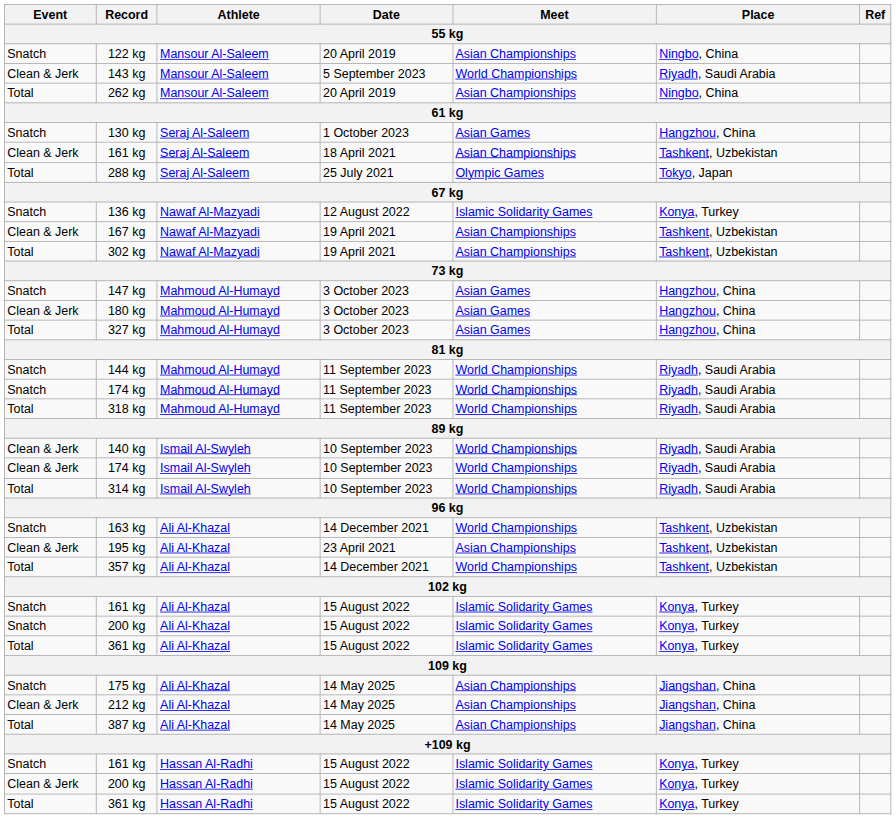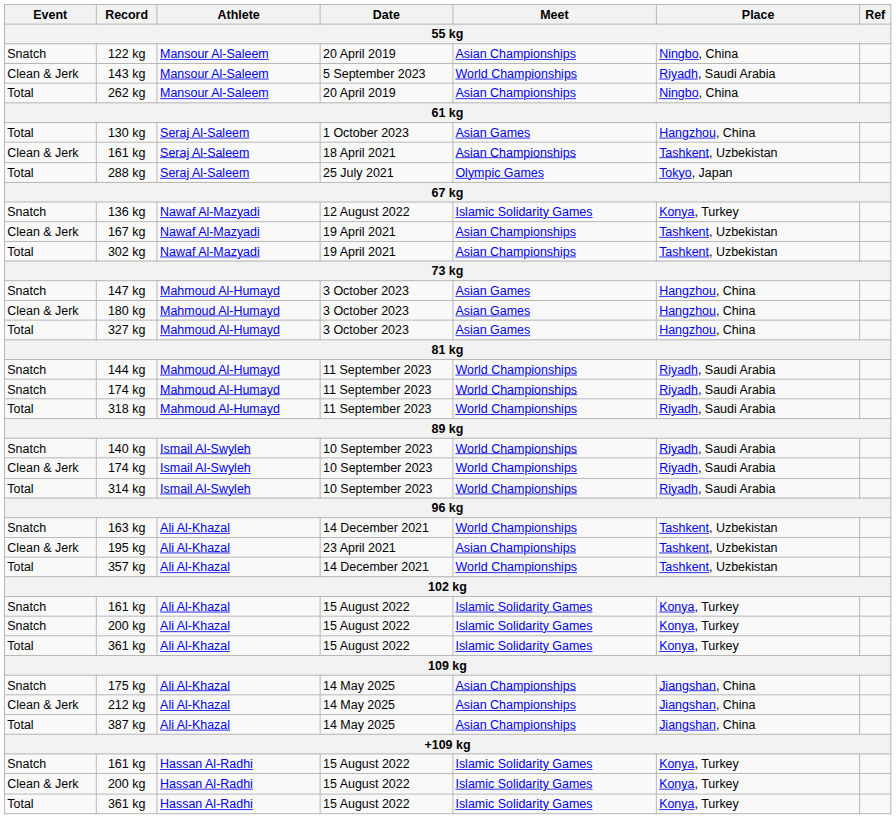(27, 133) Snatch -> (20, 133) Total
(43, 449) Clean & Jerk -> (27, 449) Snatch
